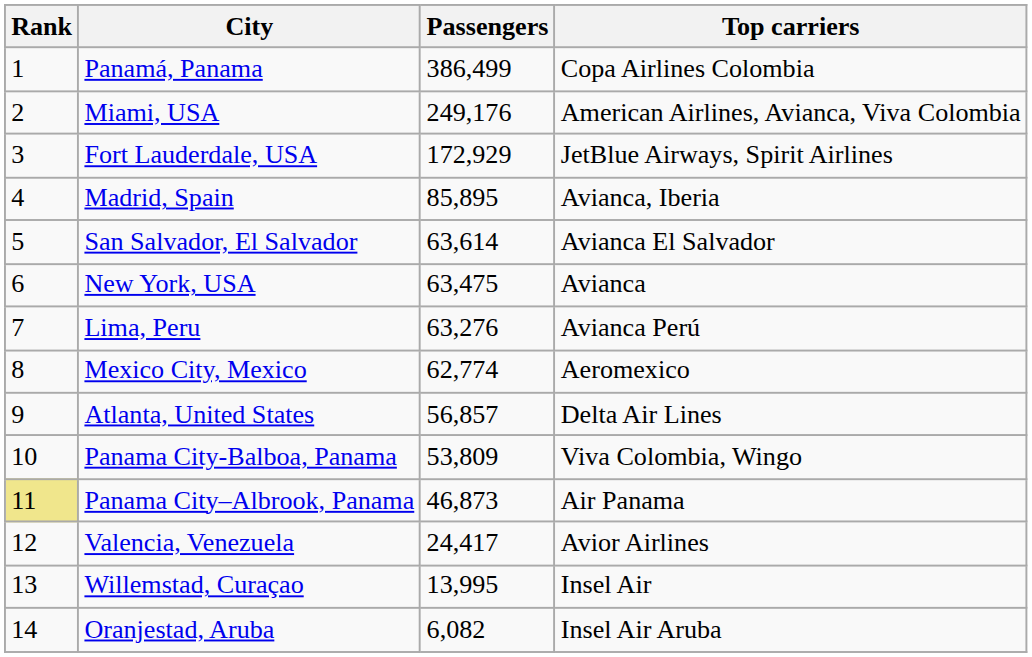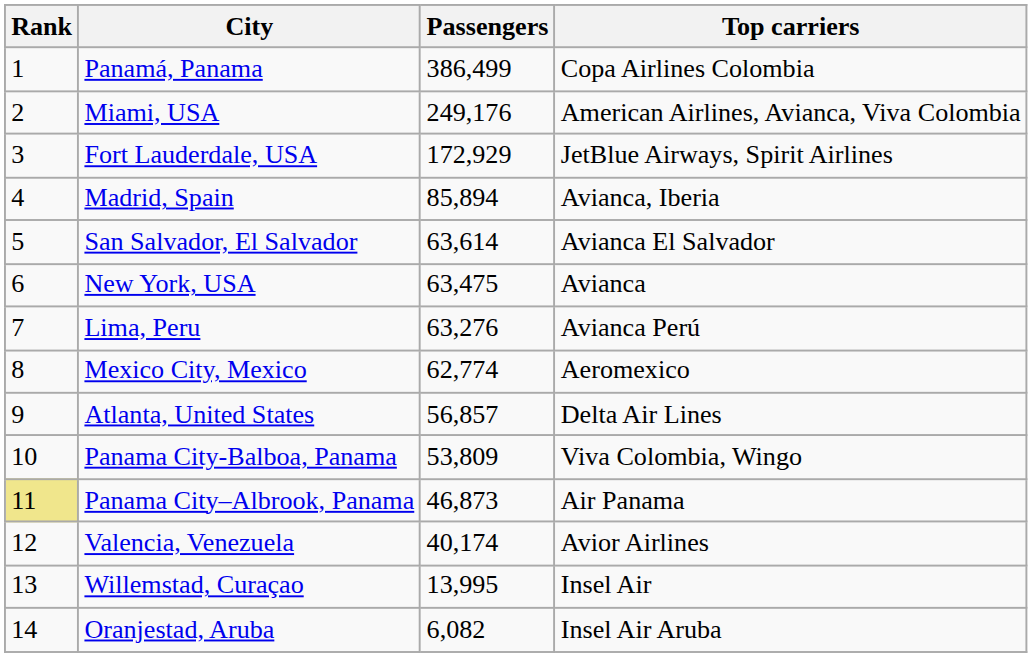(463, 197) 85,895 -> (463, 197) 85,894
(463, 542) 24,417 -> (463, 542) 40,174
